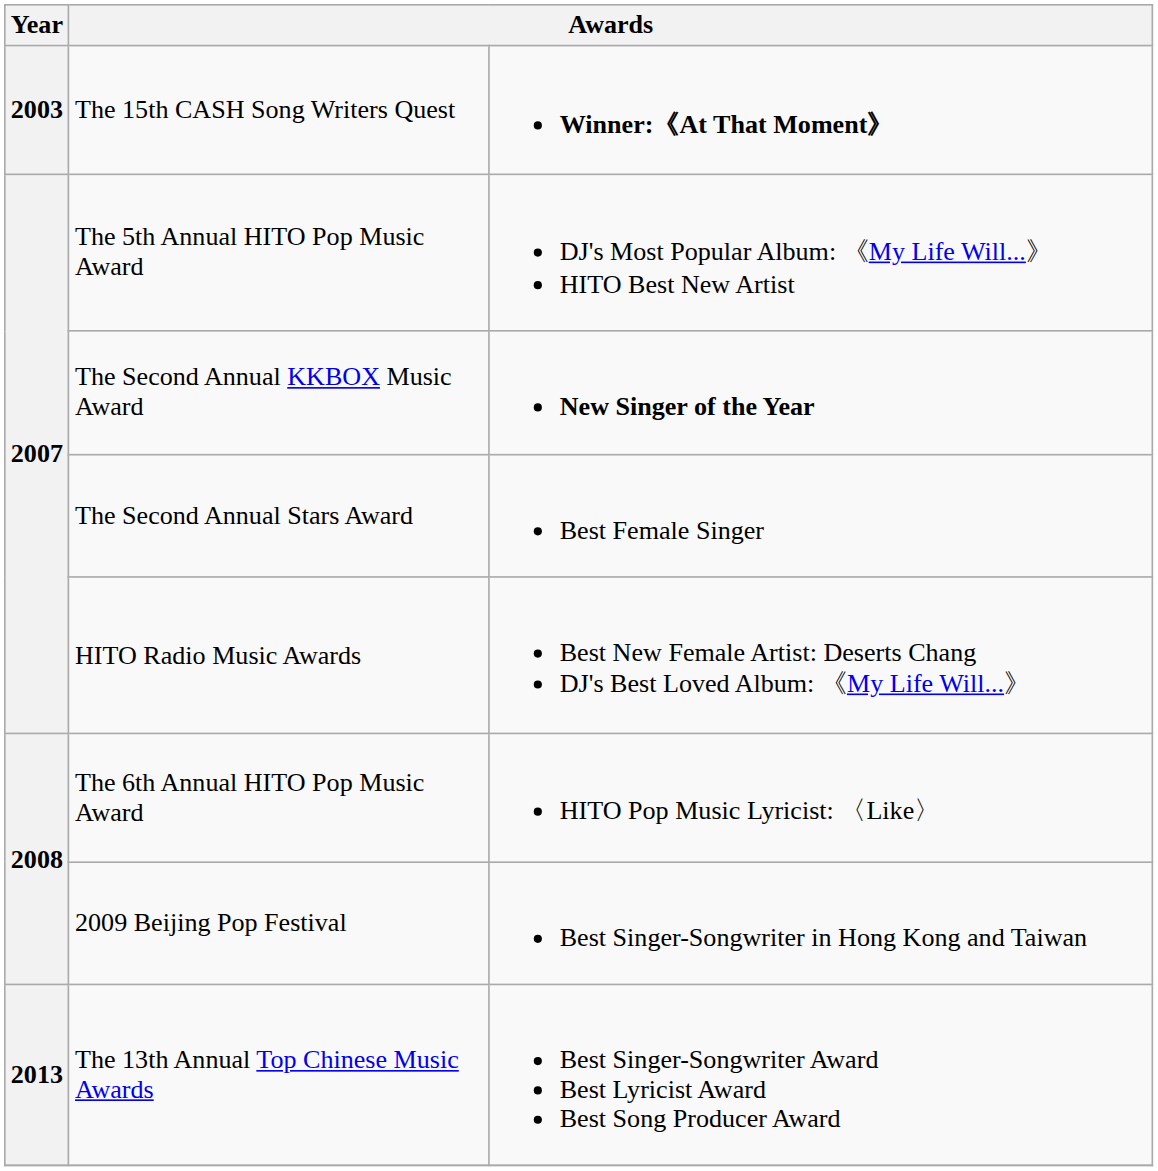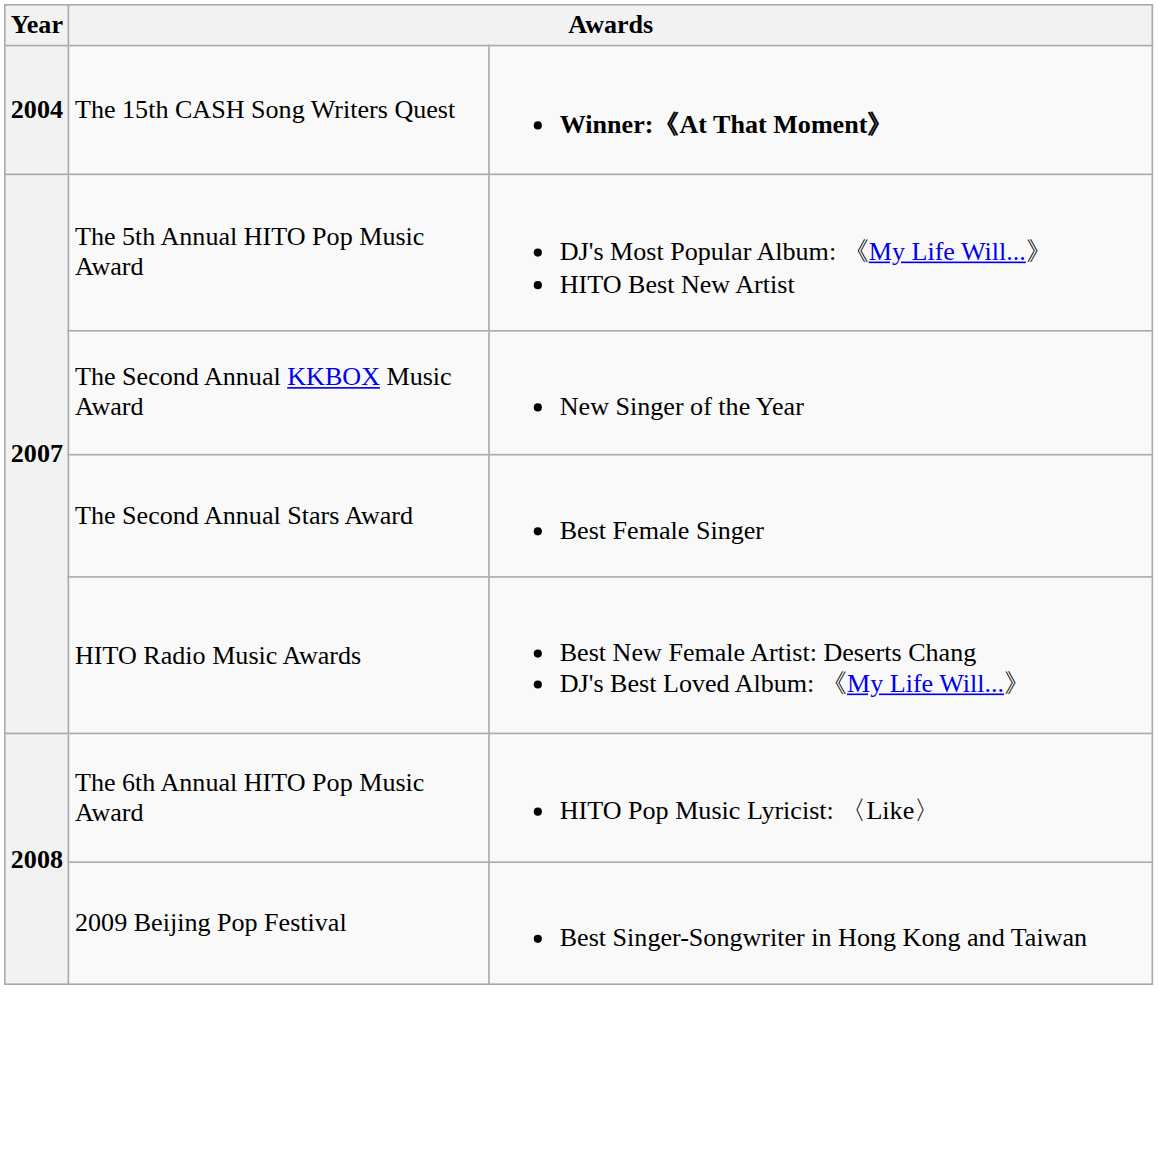(37, 109) 2003 -> (37, 109) 2004
(821, 407) bold -> (821, 407) normal
- row: (267, 1074)
